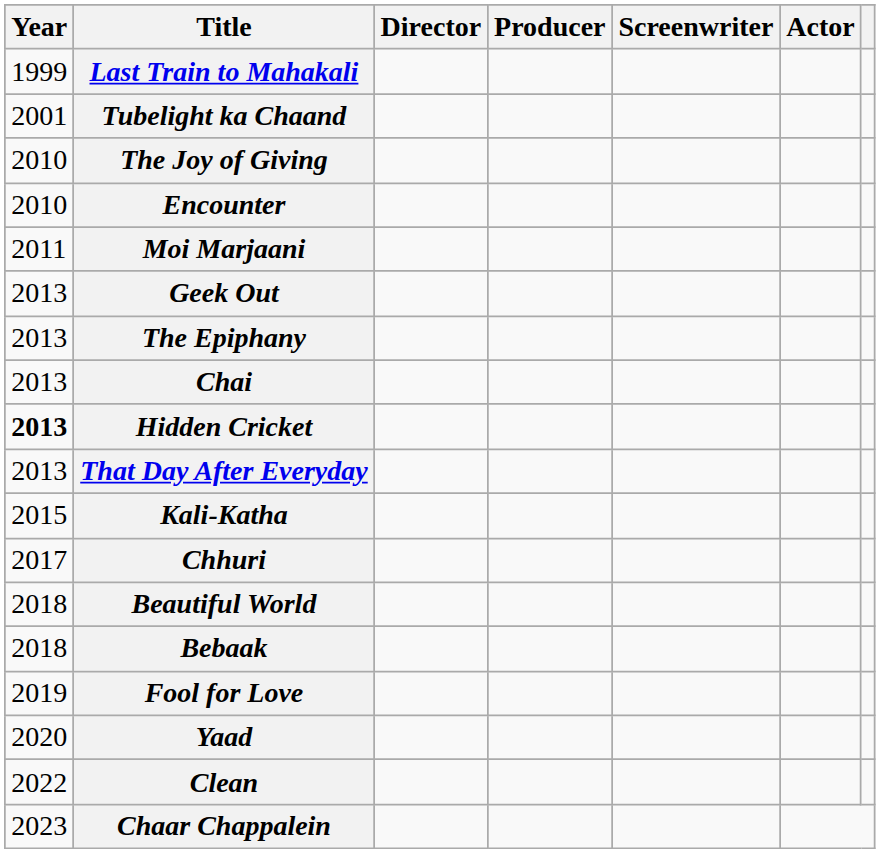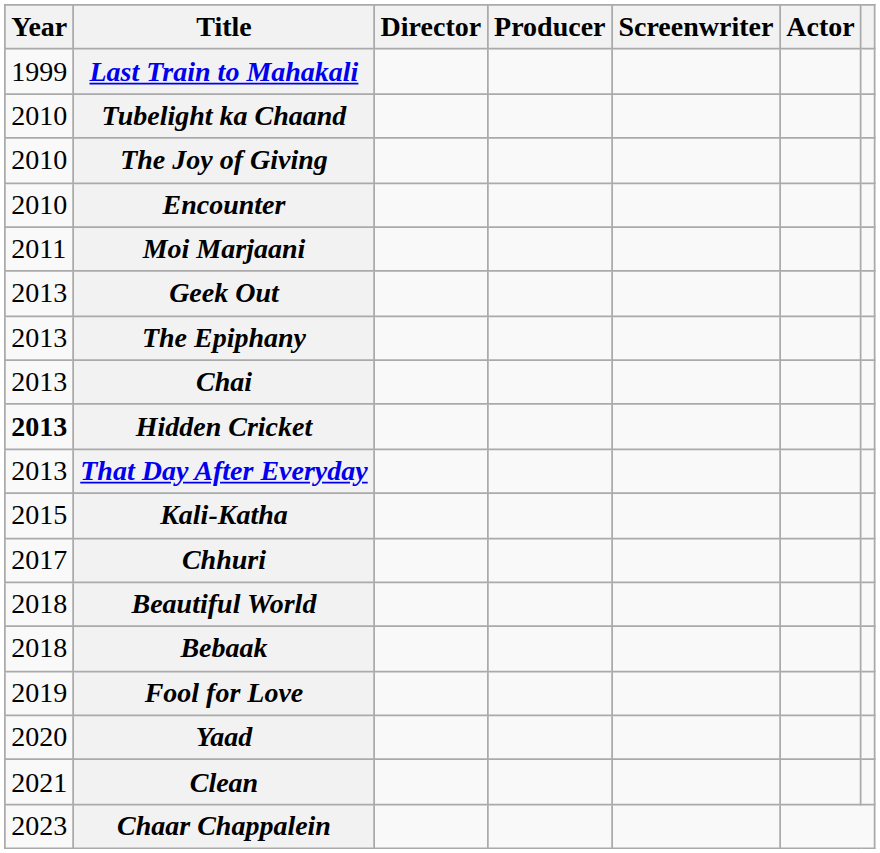(39, 115) 2001 -> (39, 115) 2010
(39, 781) 2022 -> (39, 781) 2021
